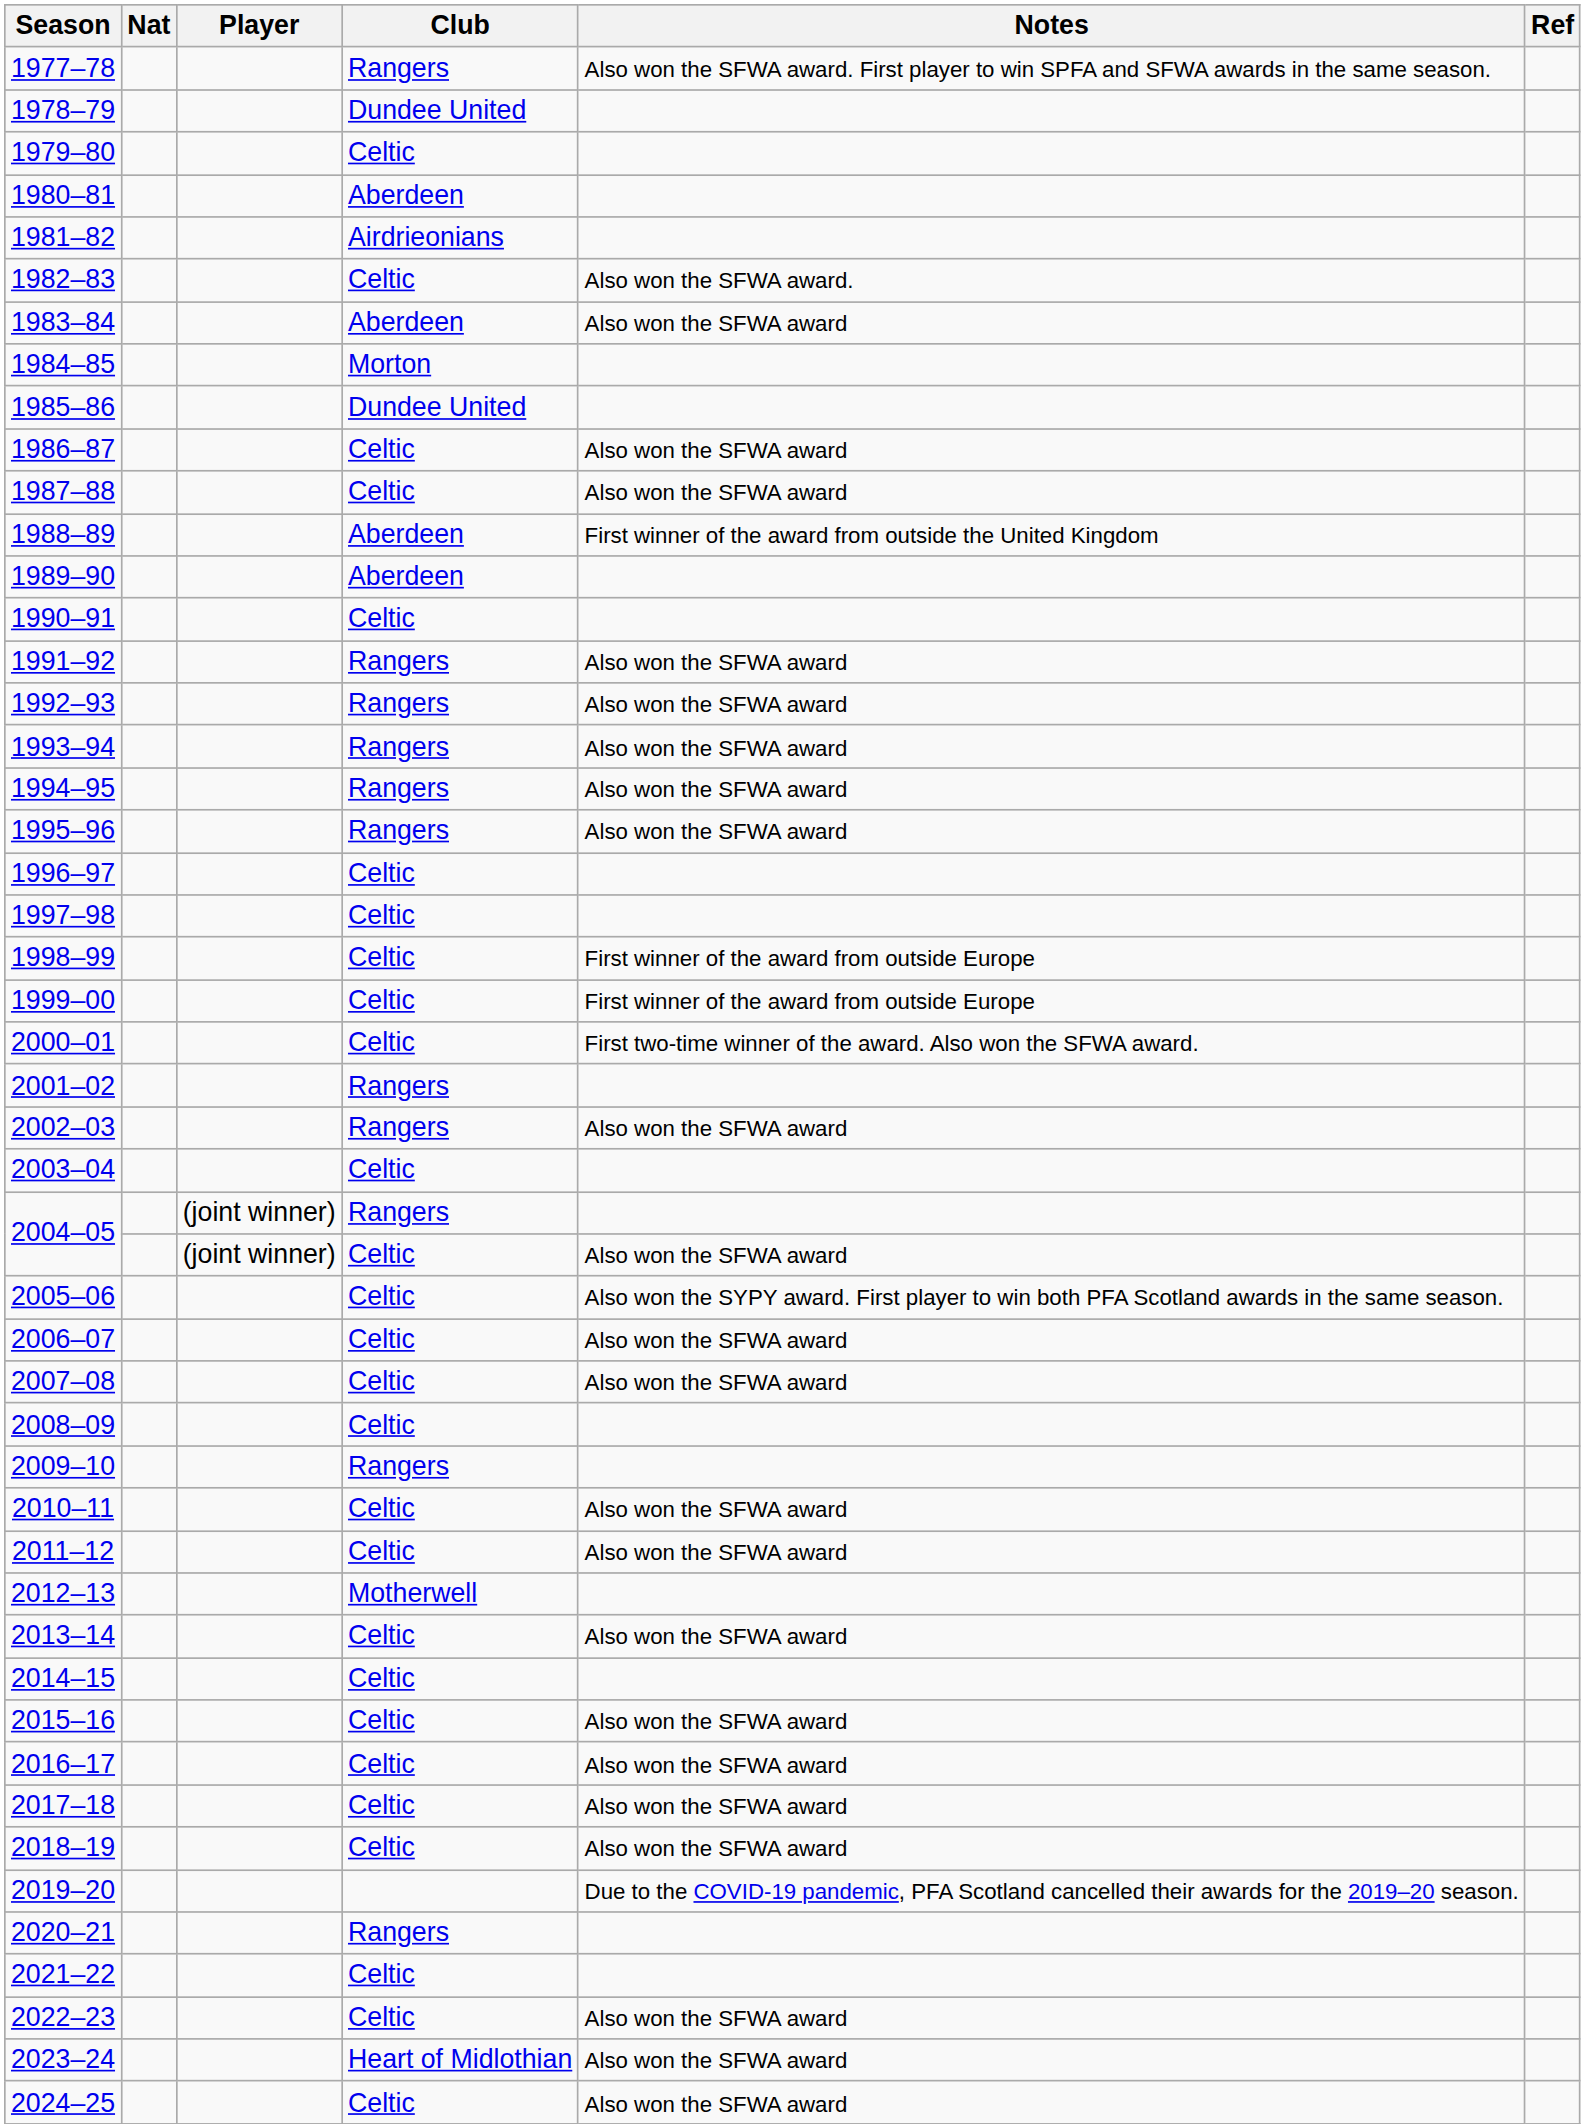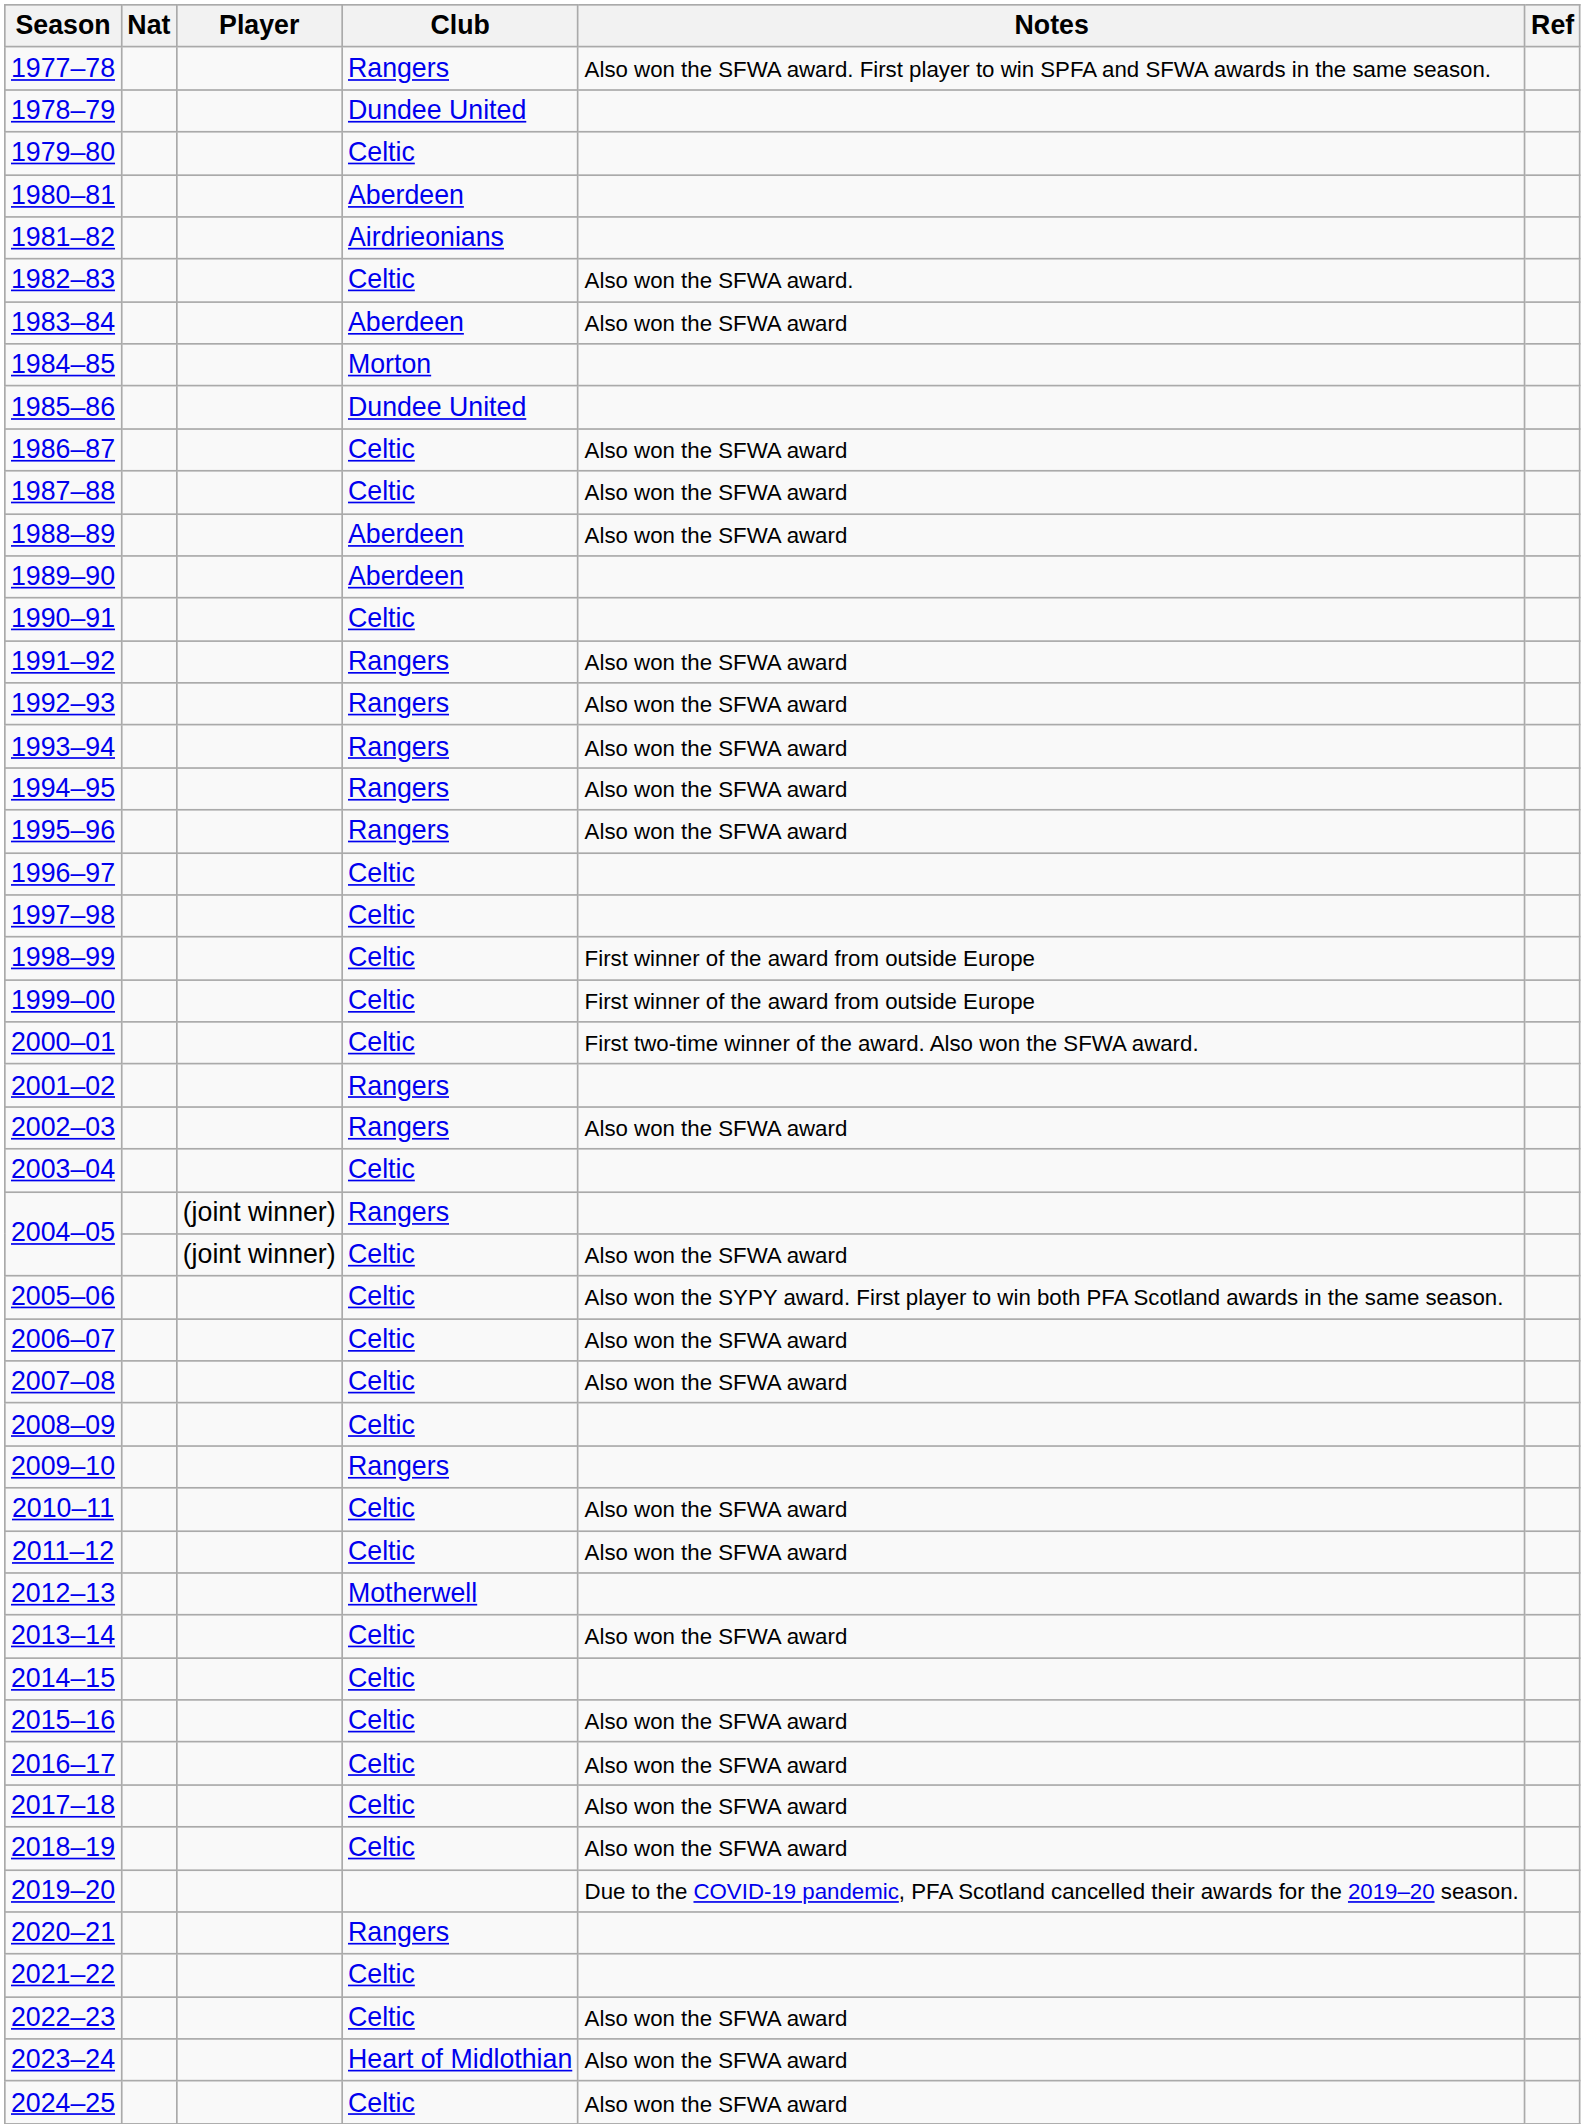(872, 535) First winner of the award from outside the United Kingdom -> (716, 535) Also won the SFWA award
